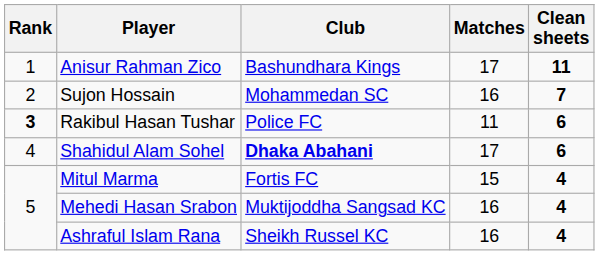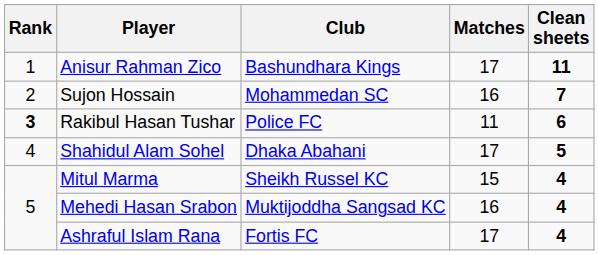(309, 151) bold -> (305, 151) normal
(561, 151) 6 -> (561, 151) 5
(282, 179) Fortis FC -> (317, 179) Sheikh Russel KC
(317, 235) Sheikh Russel KC -> (282, 235) Fortis FC
(489, 235) 16 -> (489, 235) 17
